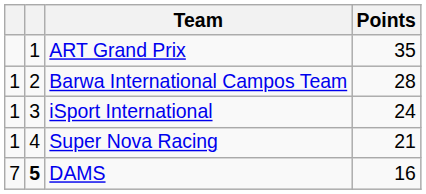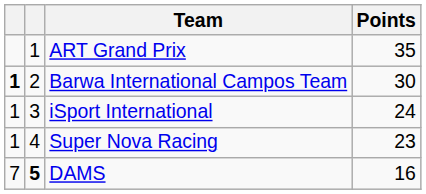(15, 81) normal -> (15, 81) bold
(405, 81) 28 -> (405, 81) 30
(405, 142) 21 -> (405, 142) 23
